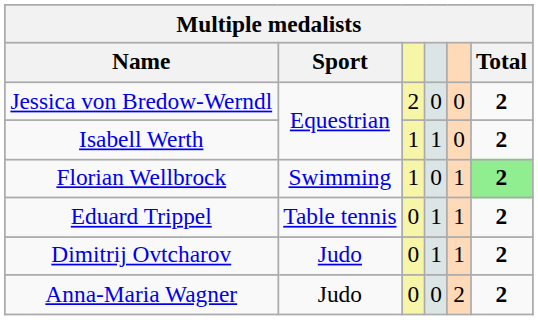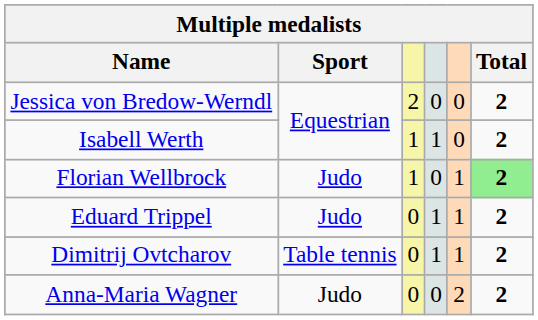(340, 177) Swimming -> (340, 177) Judo
(340, 216) Table tennis -> (340, 216) Judo
(340, 254) Judo -> (340, 254) Table tennis
